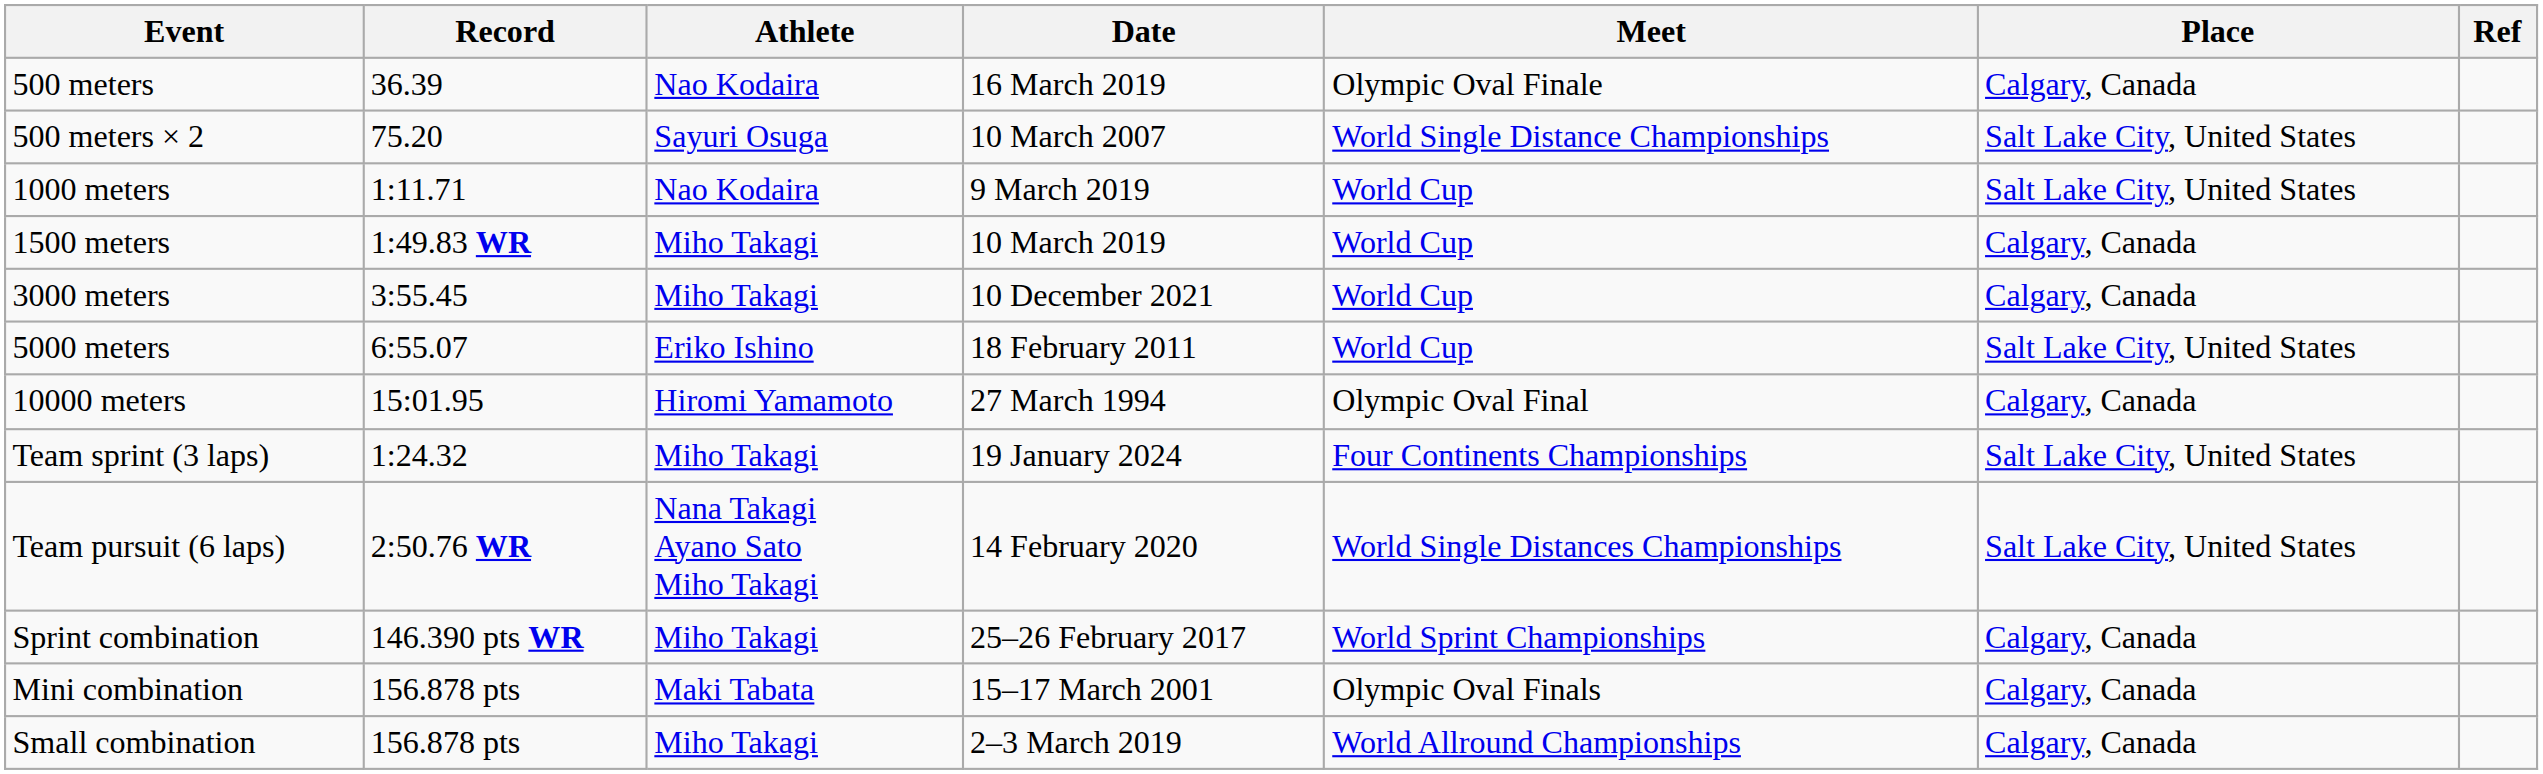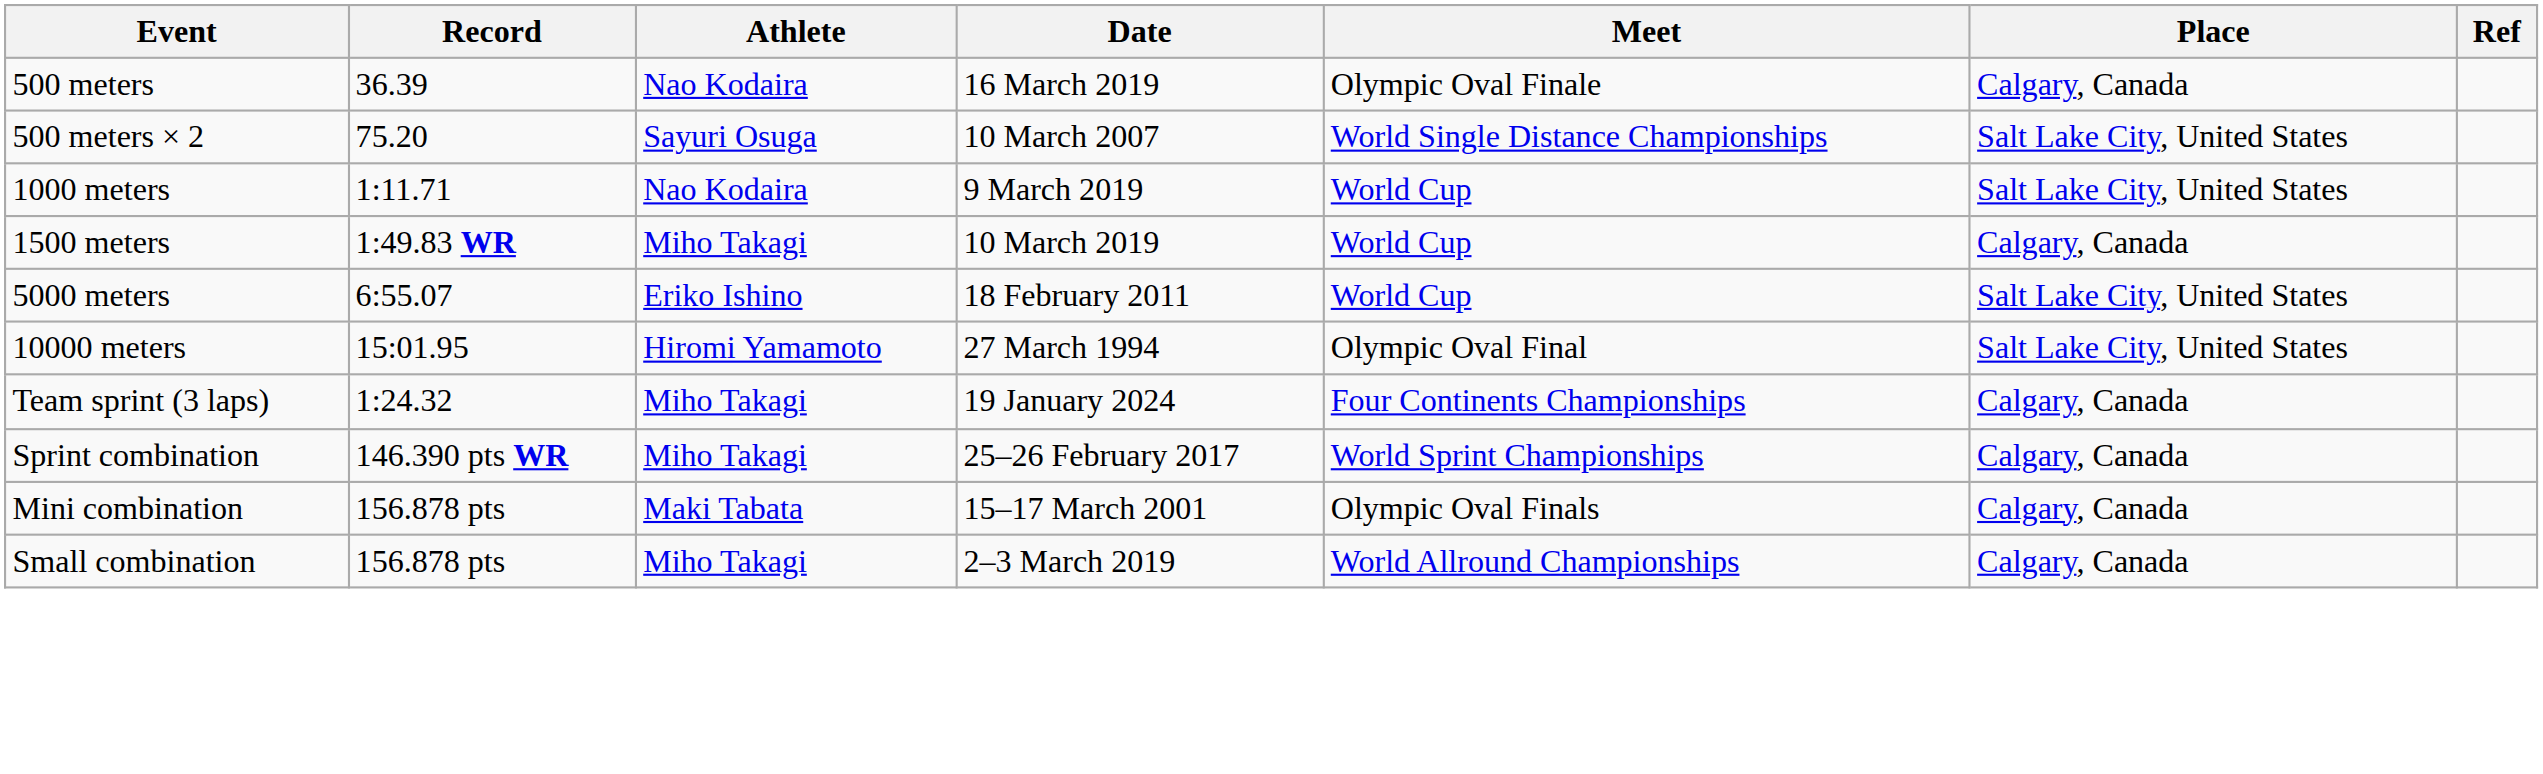- row: (91, 295)
(2091, 401) Calgary, Canada -> (2163, 348) Salt Lake City, United States
(2170, 454) Salt Lake City, United States -> (2083, 401) Calgary, Canada
- row: (149, 545)
